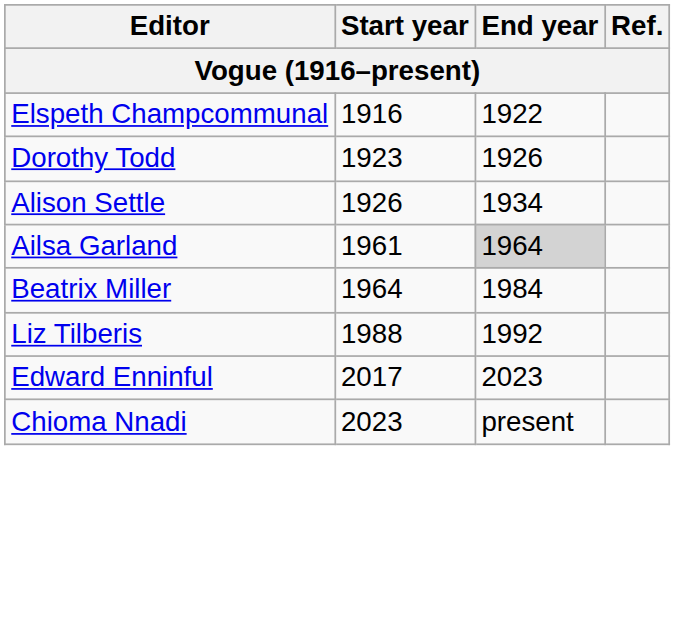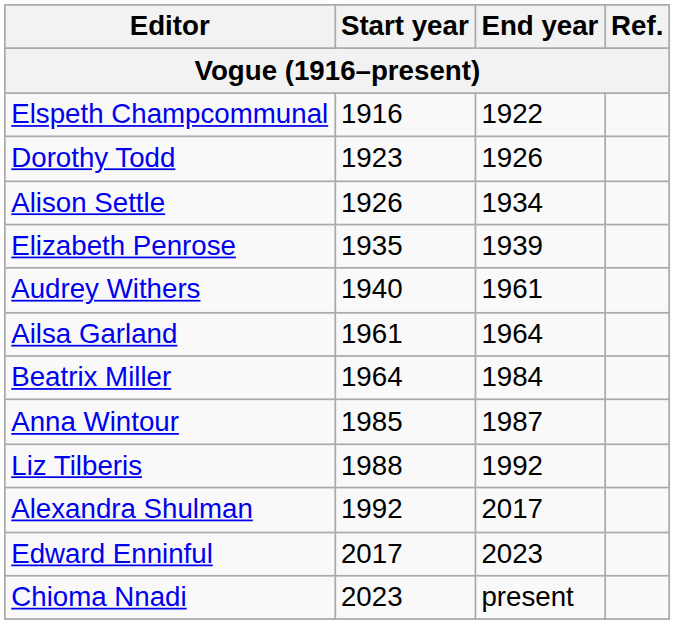+ row: (124, 245)
+ row: (106, 289)
(512, 245) lightgrey background -> (512, 333) no background
+ row: (95, 421)
+ row: (132, 509)
